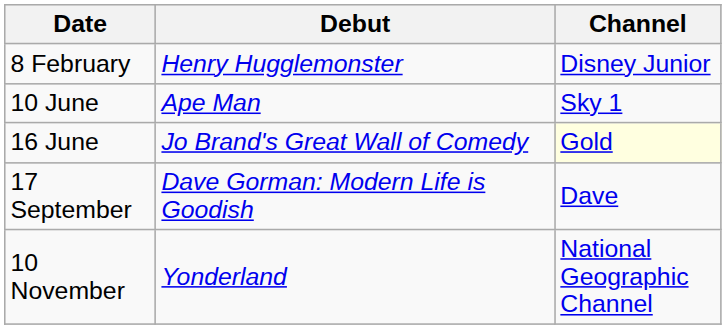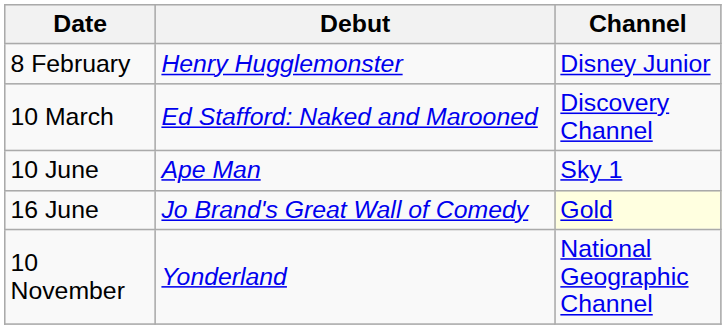+ row: (62, 116)
- row: (71, 195)
